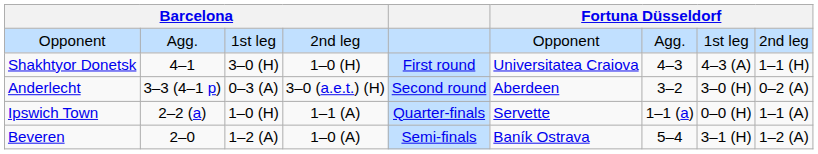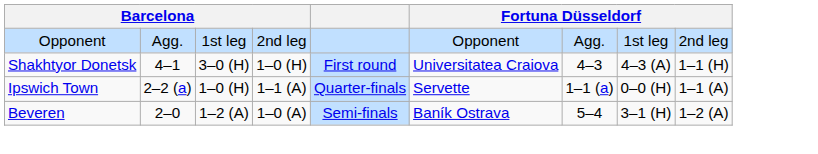- row: (44, 88)
